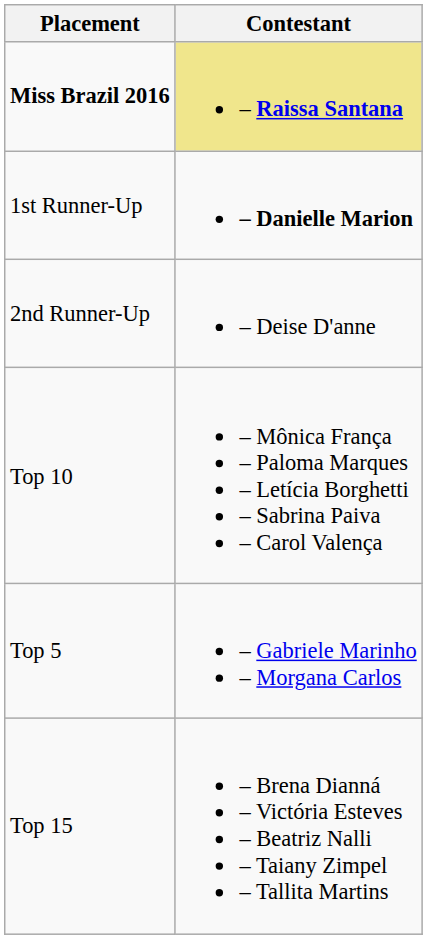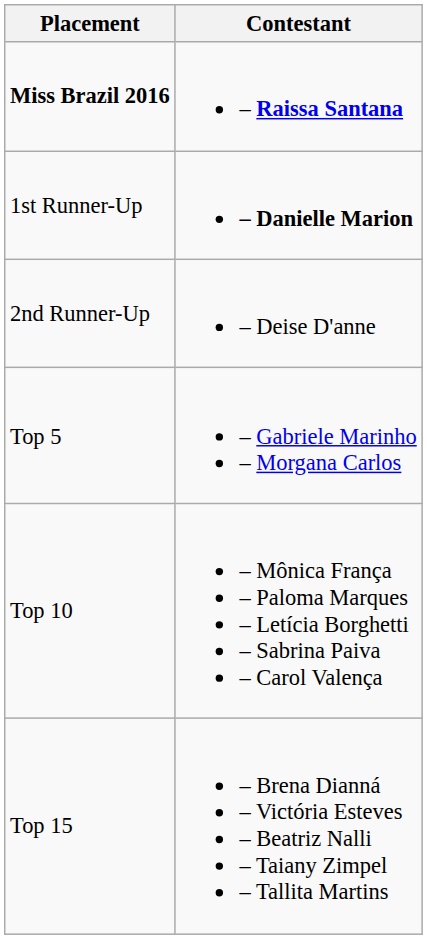(298, 110) khaki background -> (298, 110) no background
rows swapped: (36, 650) <-> (41, 475)
